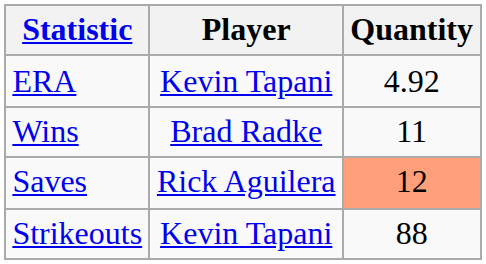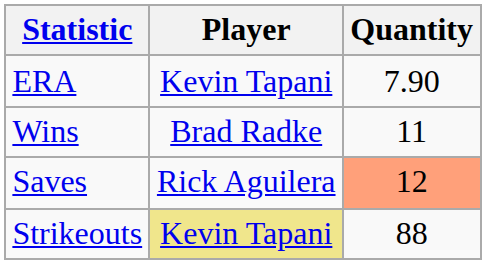(412, 80) 4.92 -> (412, 80) 7.90
(246, 232) no background -> (246, 232) khaki background
